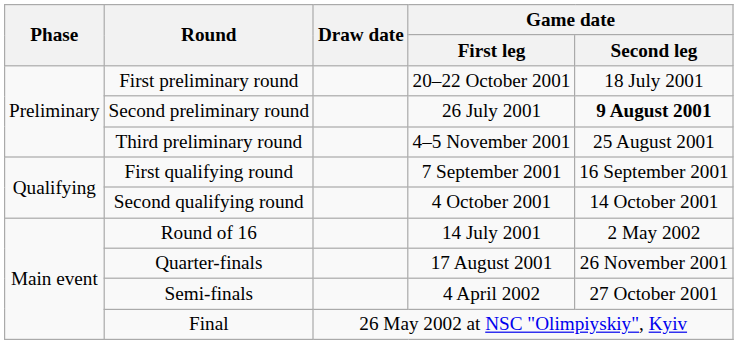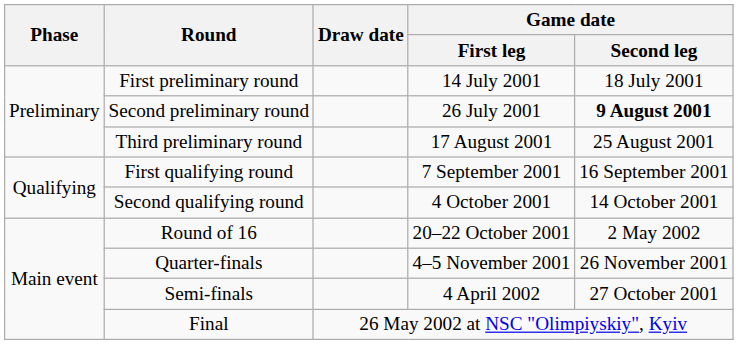(492, 80) 20–22 October 2001 -> (491, 80) 14 July 2001
(492, 141) 4–5 November 2001 -> (492, 141) 17 August 2001
(491, 232) 14 July 2001 -> (492, 232) 20–22 October 2001
(492, 263) 17 August 2001 -> (492, 263) 4–5 November 2001
